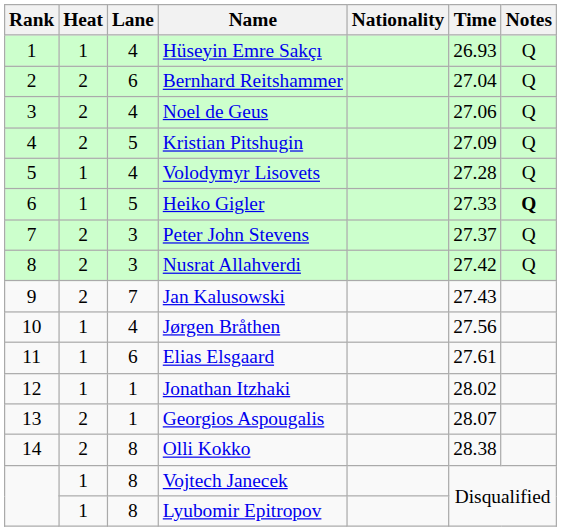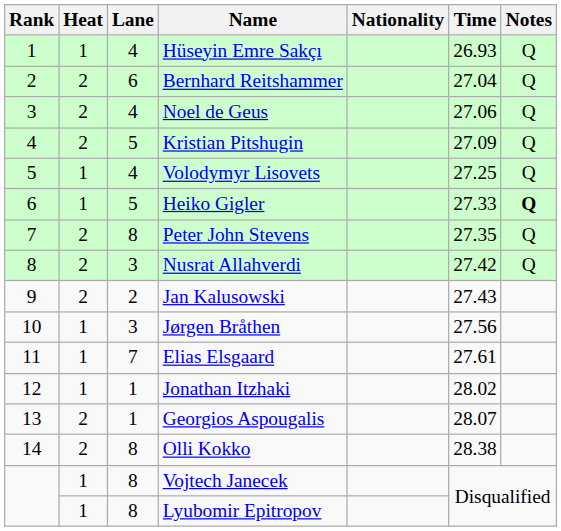(475, 173) 27.28 -> (475, 173) 27.25
(133, 234) 3 -> (133, 234) 8
(475, 234) 27.37 -> (475, 234) 27.35
(133, 296) 7 -> (133, 296) 2
(133, 326) 4 -> (133, 326) 3
(133, 357) 6 -> (133, 357) 7
